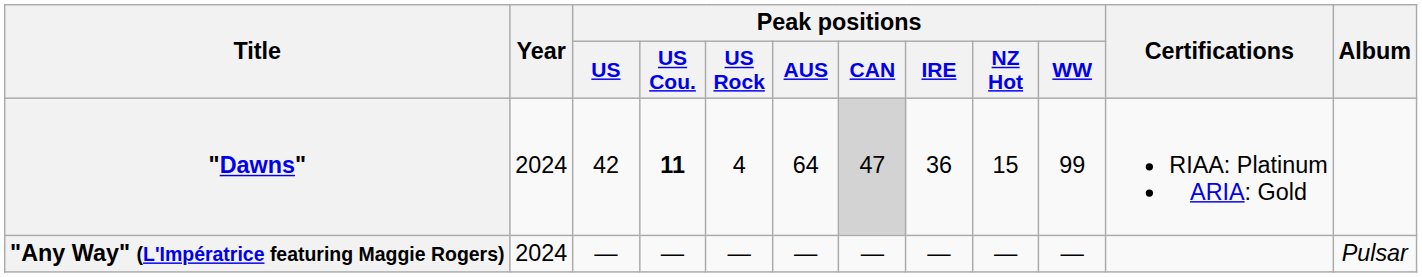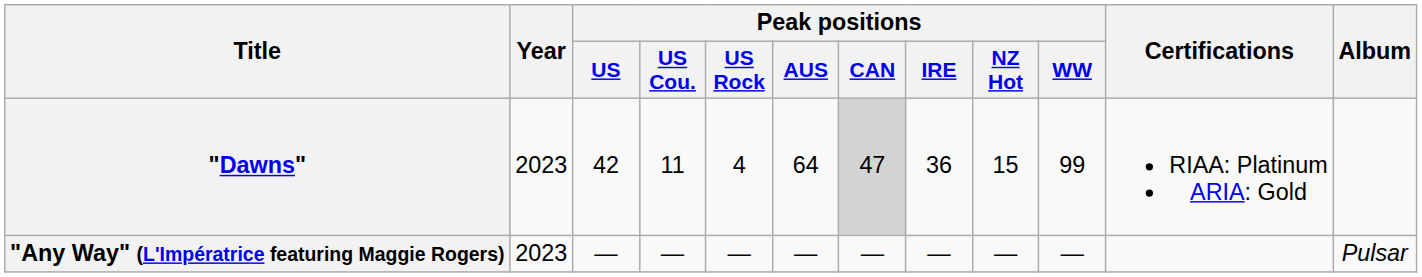(541, 166) 2024 -> (541, 166) 2023
(673, 166) bold -> (673, 166) normal
(541, 252) 2024 -> (541, 252) 2023
